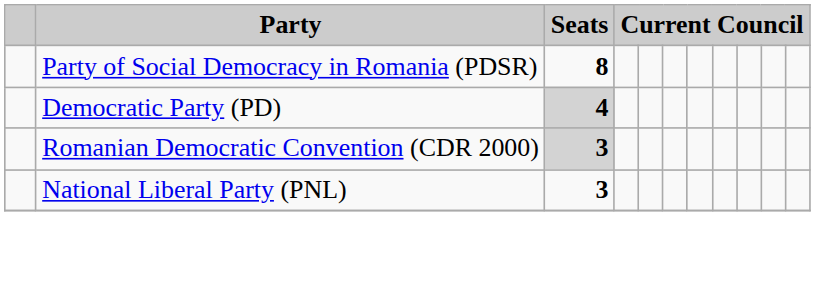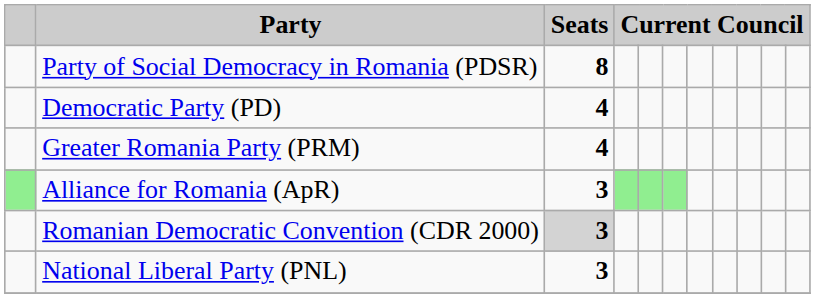(602, 107) lightgrey background -> (602, 107) no background
+ row: (201, 148)
+ row: (191, 189)
